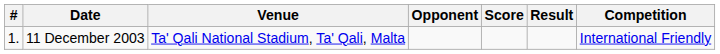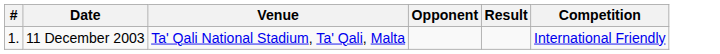- column: (504, 15)
